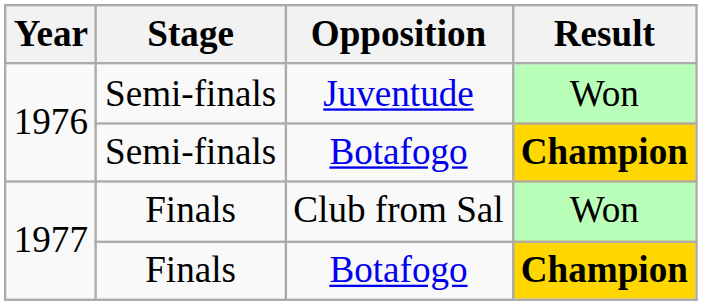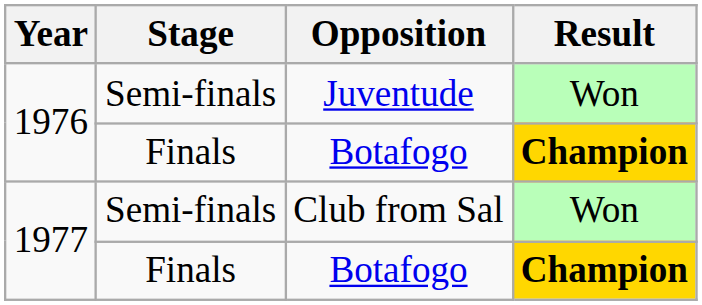(191, 151) Semi-finals -> (191, 151) Finals
(191, 210) Finals -> (191, 210) Semi-finals
